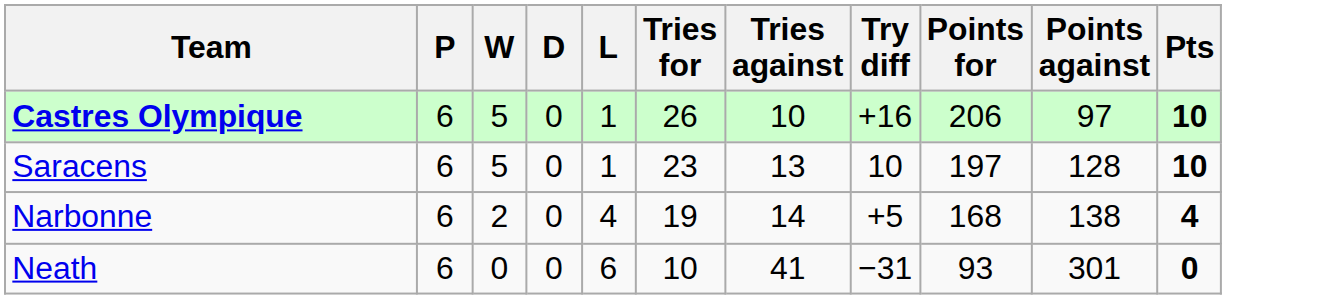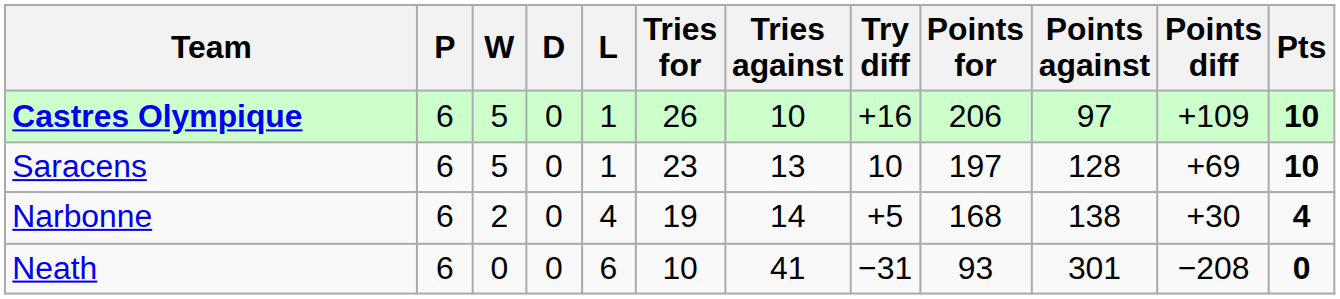+ column: (1214, 47)
